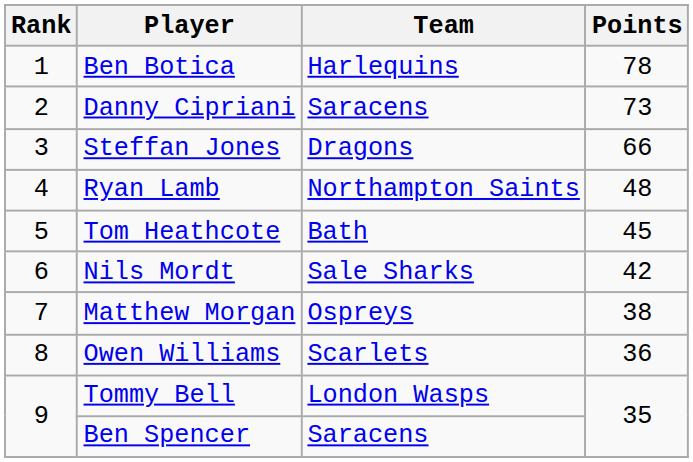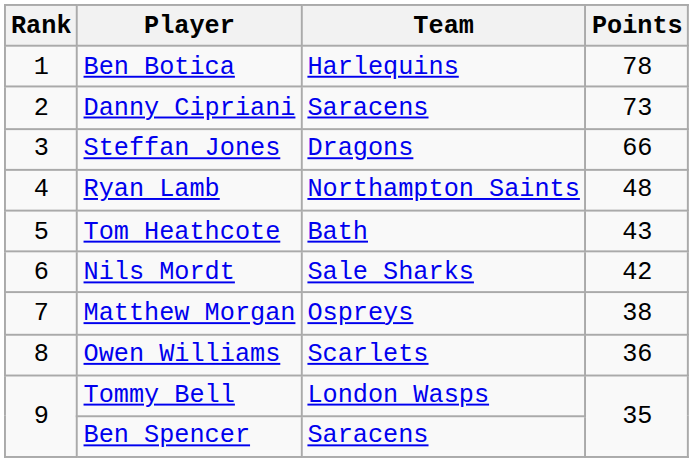(637, 231) 45 -> (637, 231) 43
